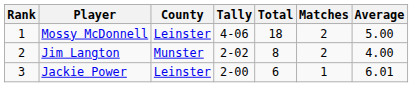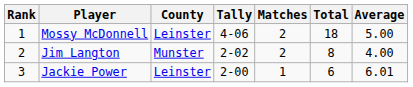columns swapped: (276, 14) <-> (324, 14)
